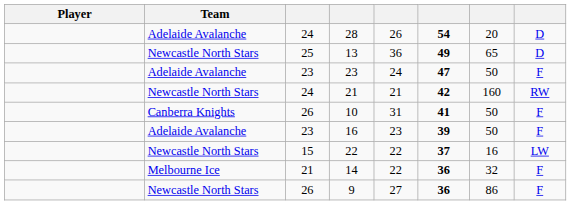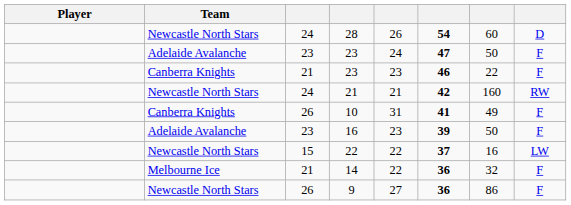(197, 33) Adelaide Avalanche -> (203, 33) Newcastle North Stars
(492, 33) 20 -> (492, 33) 60
- row: (307, 53)
+ row: (307, 72)
(492, 111) 50 -> (492, 111) 49
